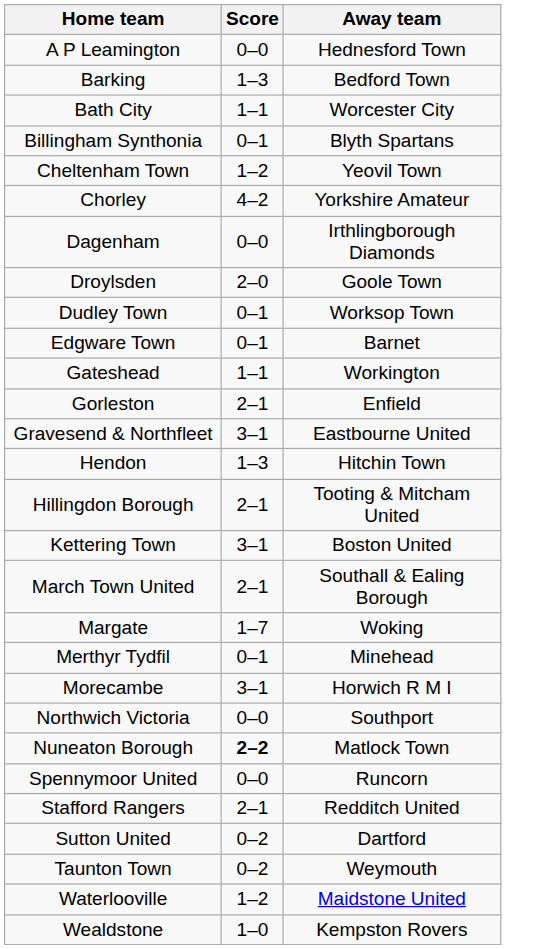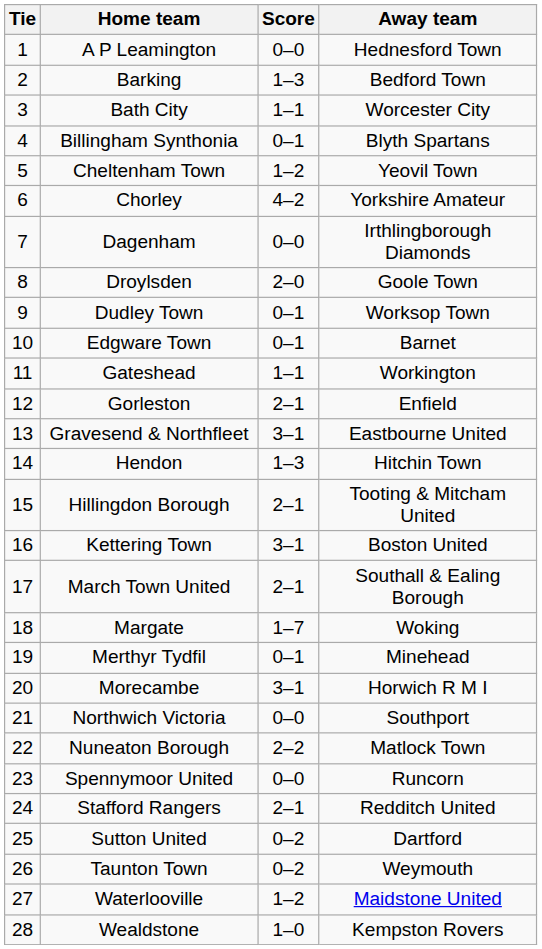+ column: (23, 19)
(252, 748) bold -> (288, 748) normal
